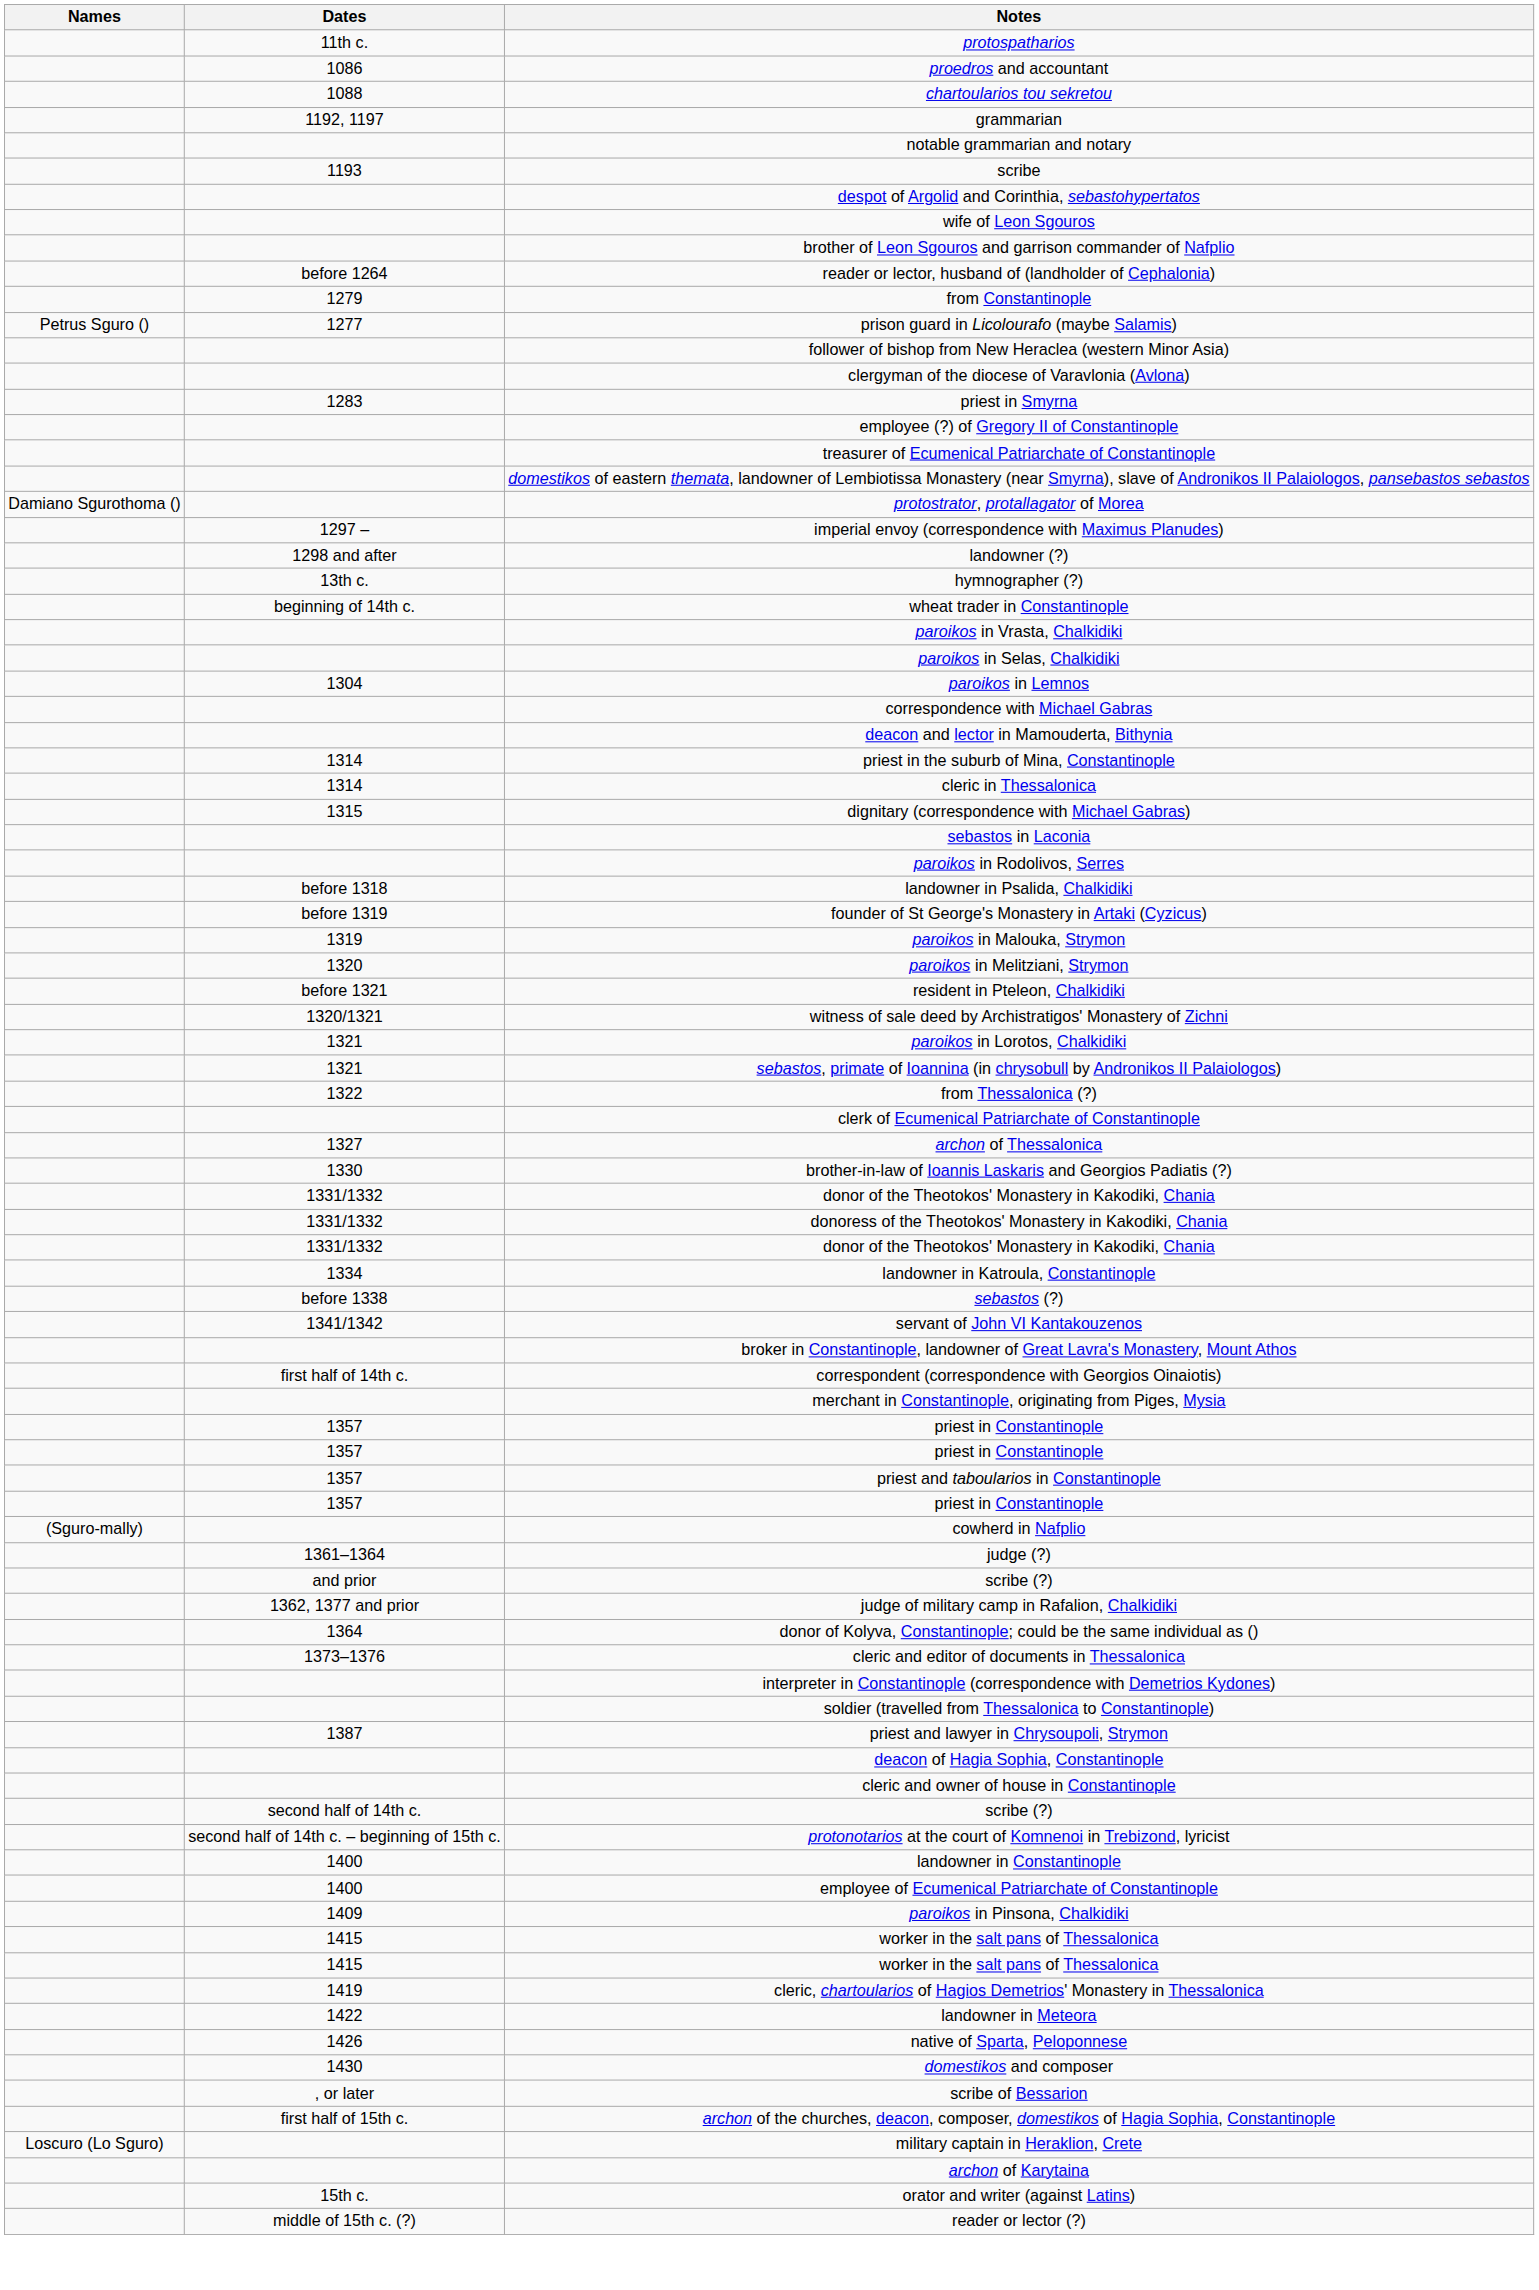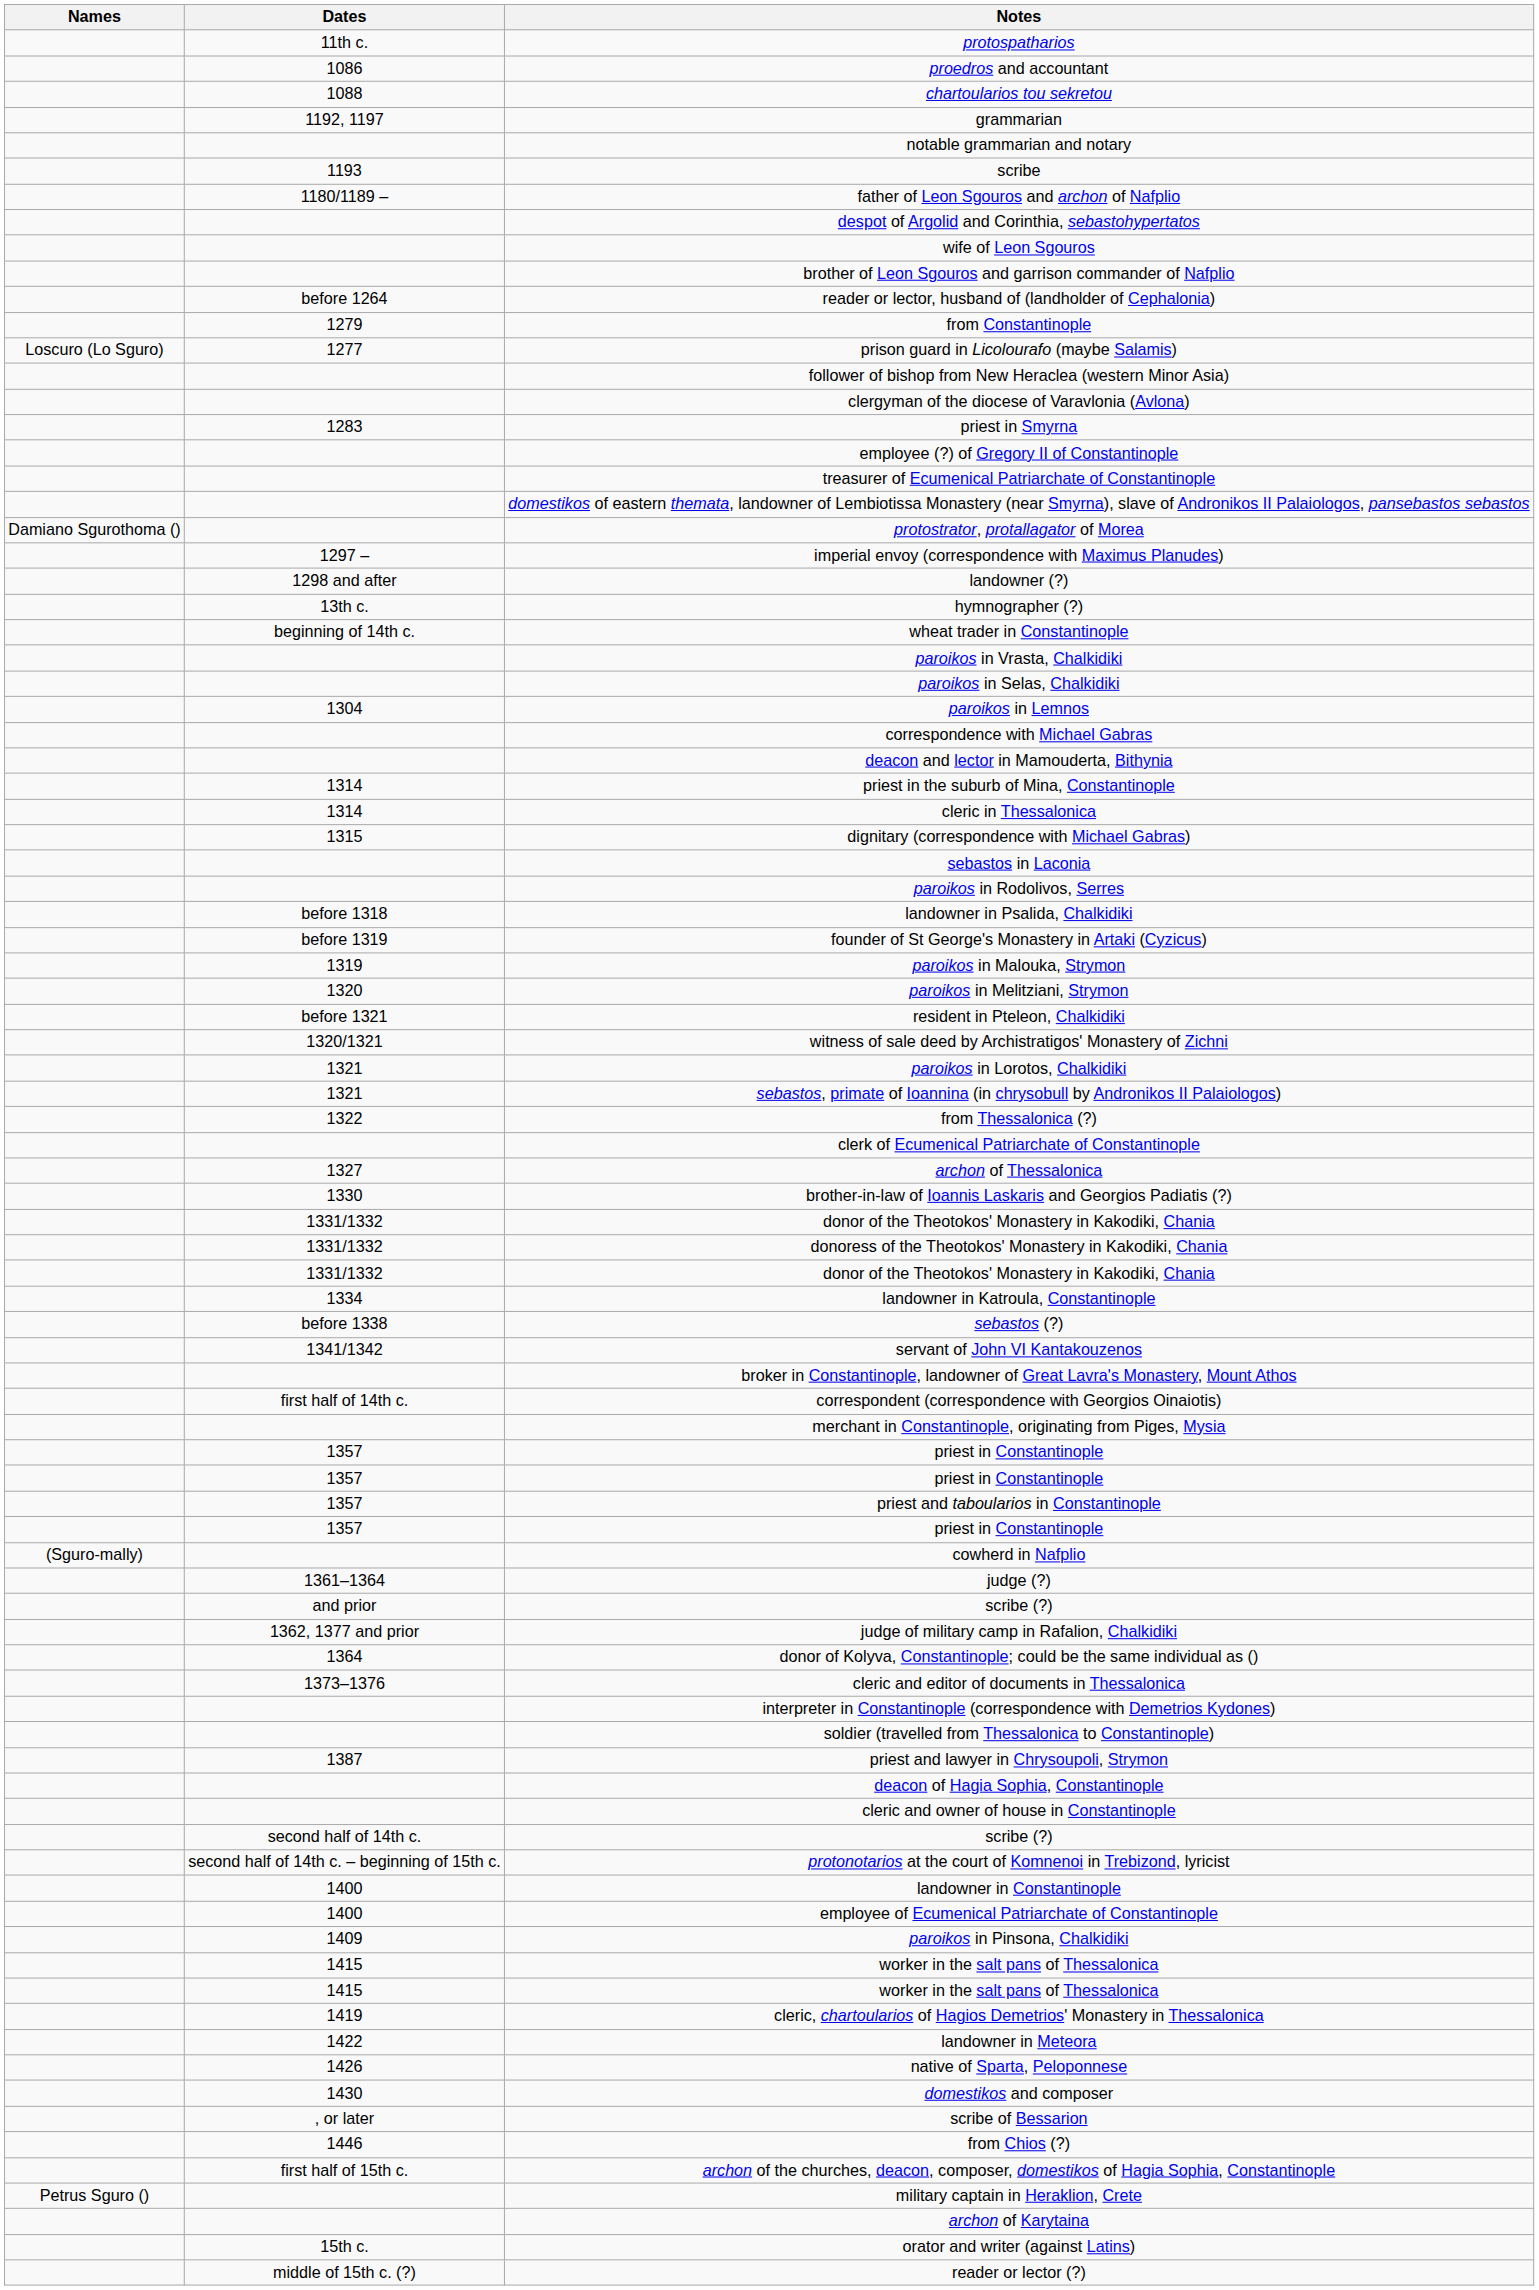+ row: (344, 196)
(94, 324) Petrus Sguro () -> (94, 350) Loscuro (Lo Sguro)
+ row: (344, 2144)
(94, 2144) Loscuro (Lo Sguro) -> (94, 2195) Petrus Sguro ()
